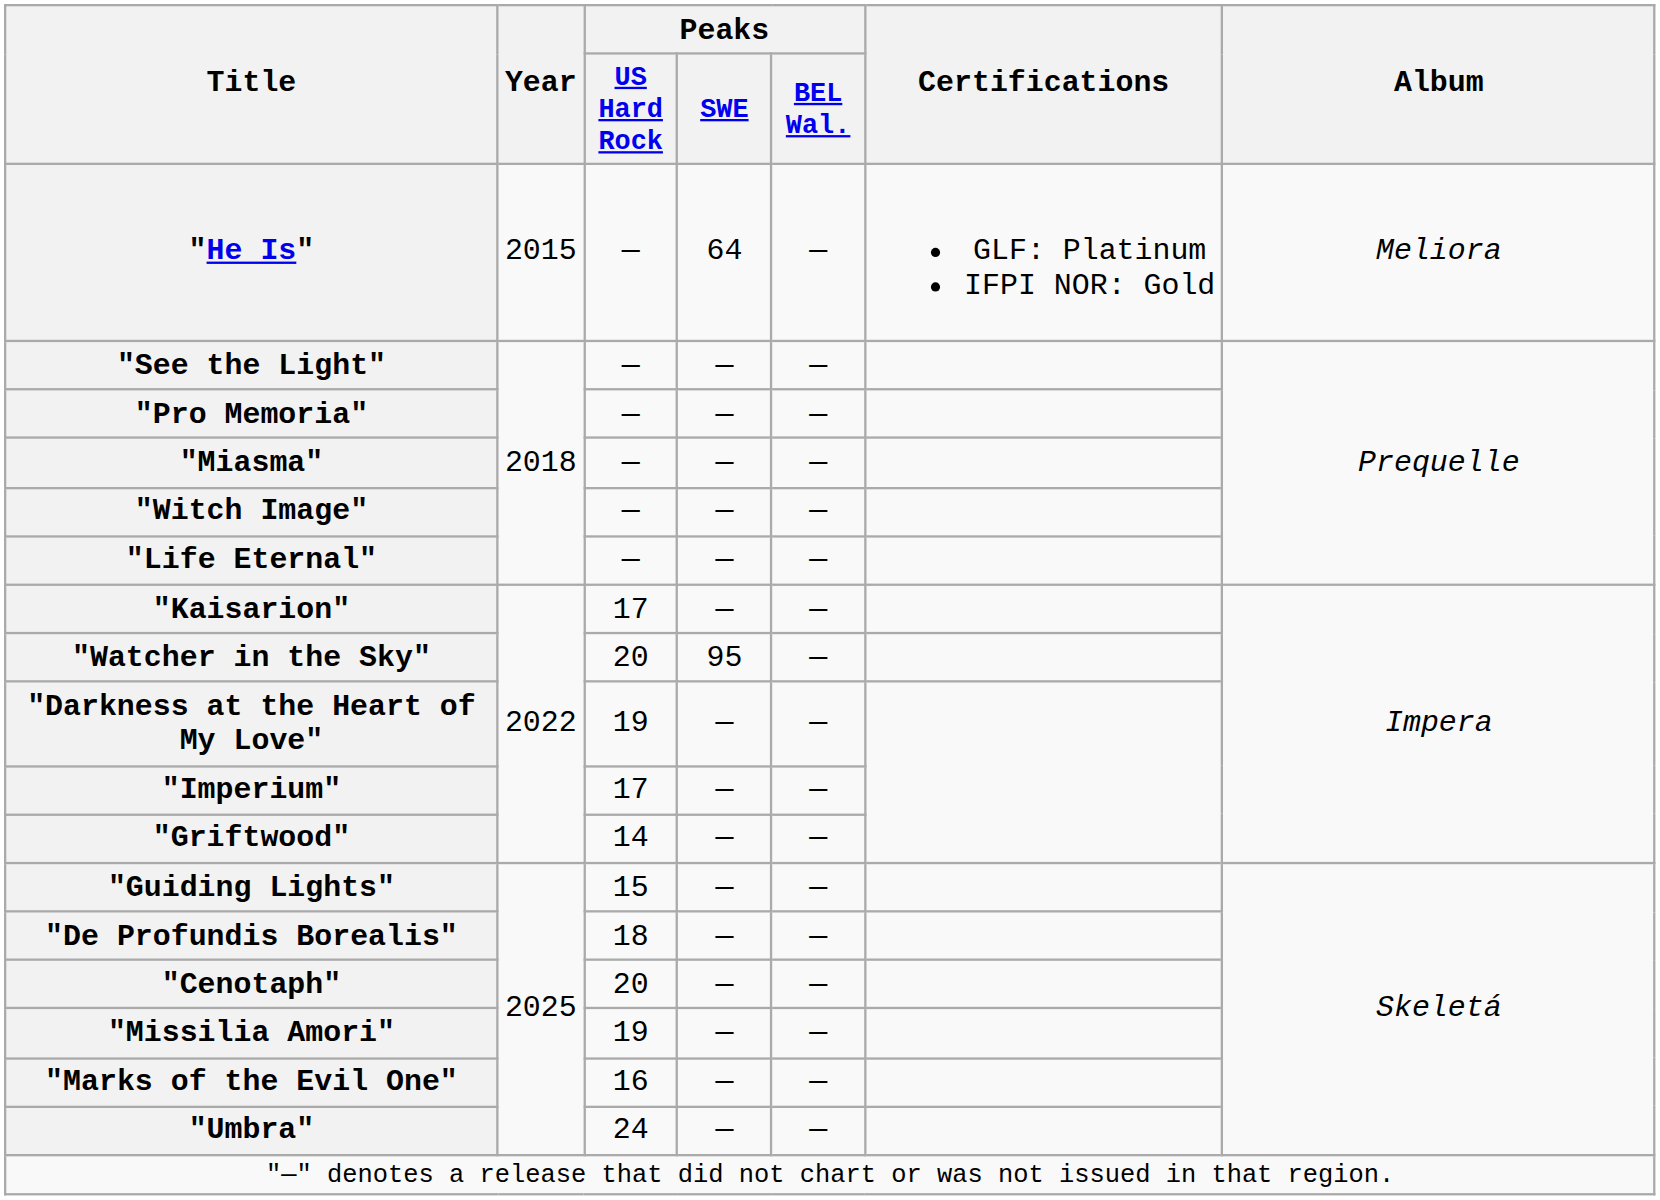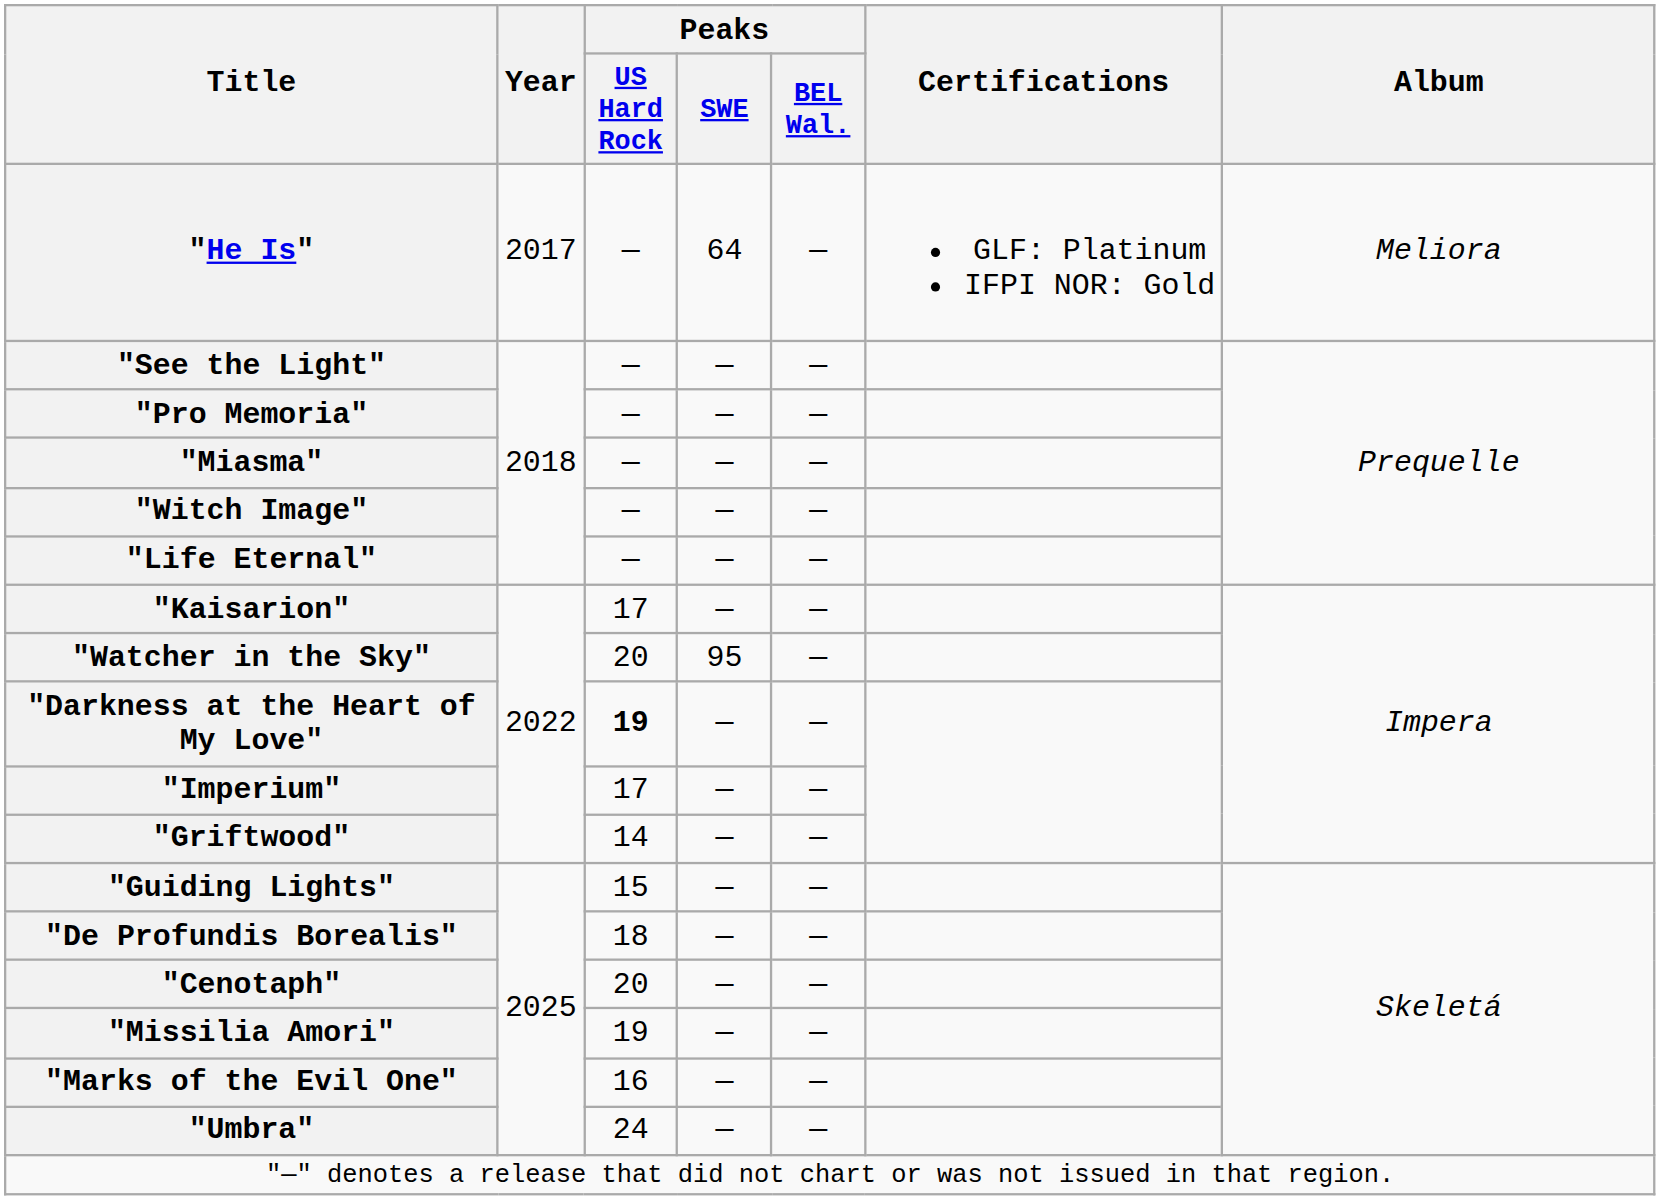(541, 252) 2015 -> (541, 252) 2017
(631, 724) normal -> (631, 724) bold
